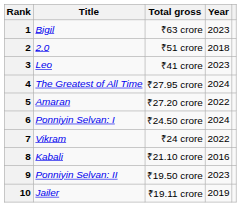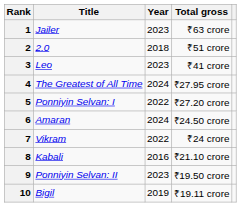columns swapped: (175, 12) <-> (218, 12)
(45, 29) Bigil -> (47, 29) Jailer
(53, 102) Amaran -> (75, 102) Ponniyin Selvan: I
(75, 120) Ponniyin Selvan: I -> (53, 120) Amaran
(47, 193) Jailer -> (45, 193) Bigil
